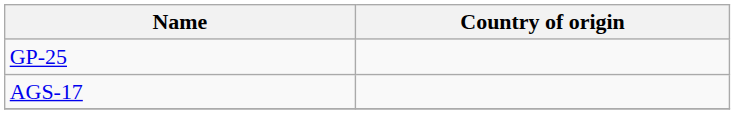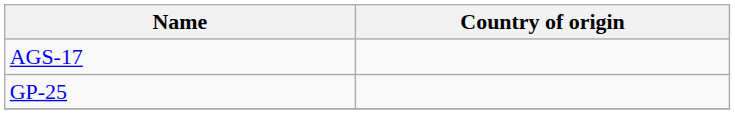rows swapped: (38, 56) <-> (46, 91)
